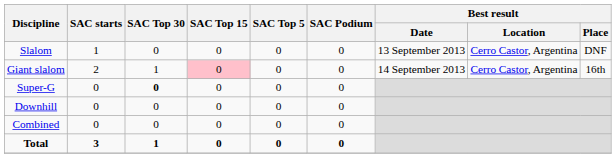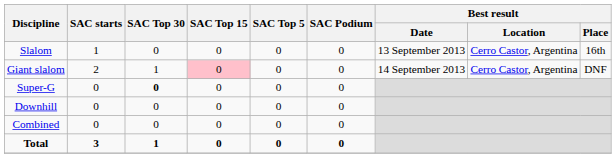(595, 51) DNF -> (595, 51) 16th
(595, 69) 16th -> (595, 69) DNF
